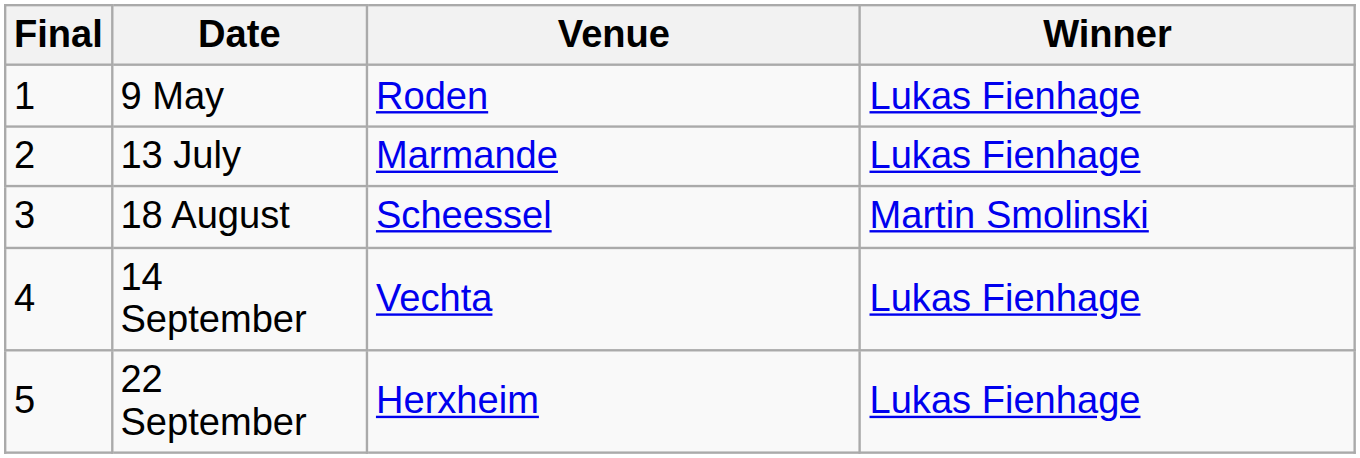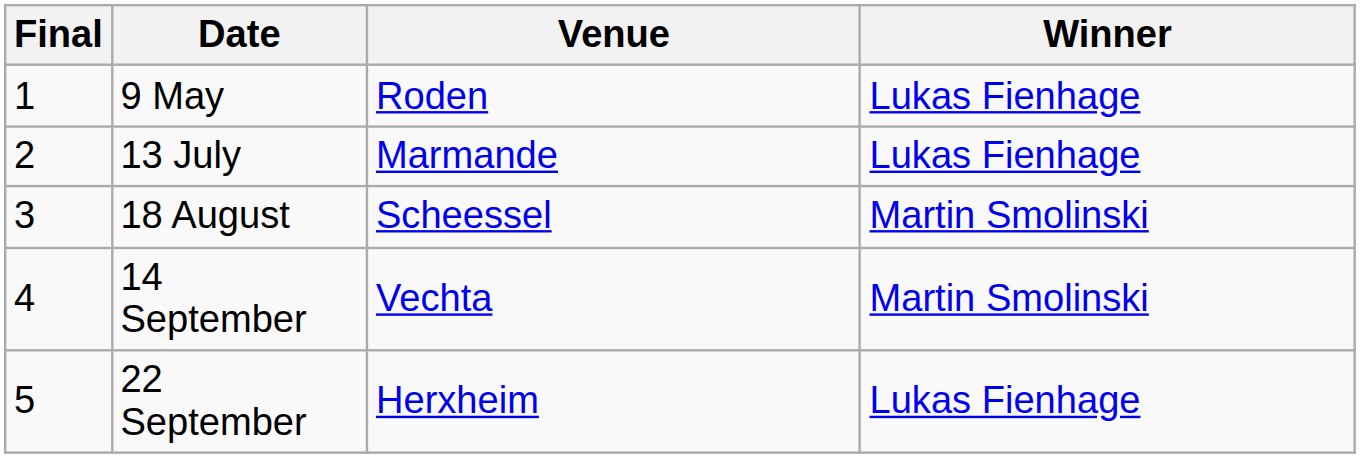(1005, 297) Lukas Fienhage -> (1009, 297) Martin Smolinski
